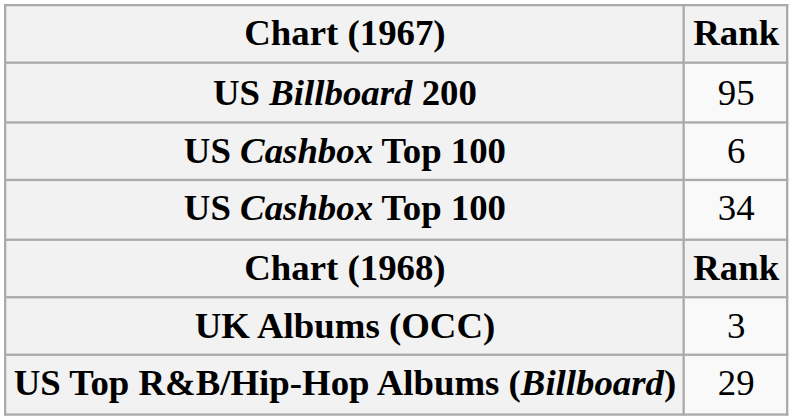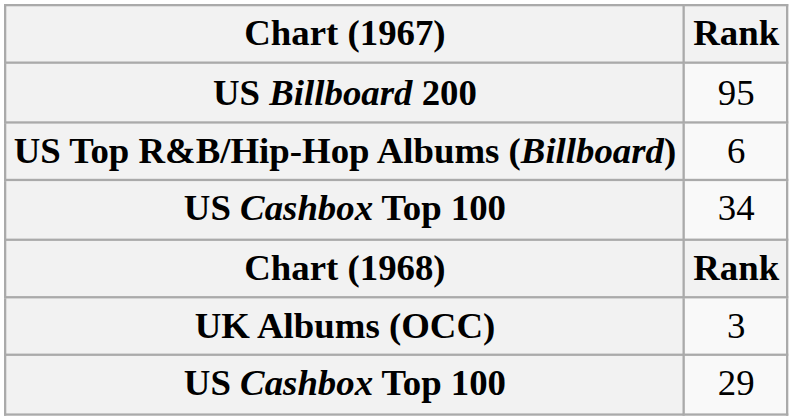(345, 150) US Cashbox Top 100 -> (345, 150) US Top R&B/Hip-Hop Albums (Billboard)
(345, 383) US Top R&B/Hip-Hop Albums (Billboard) -> (345, 383) US Cashbox Top 100
